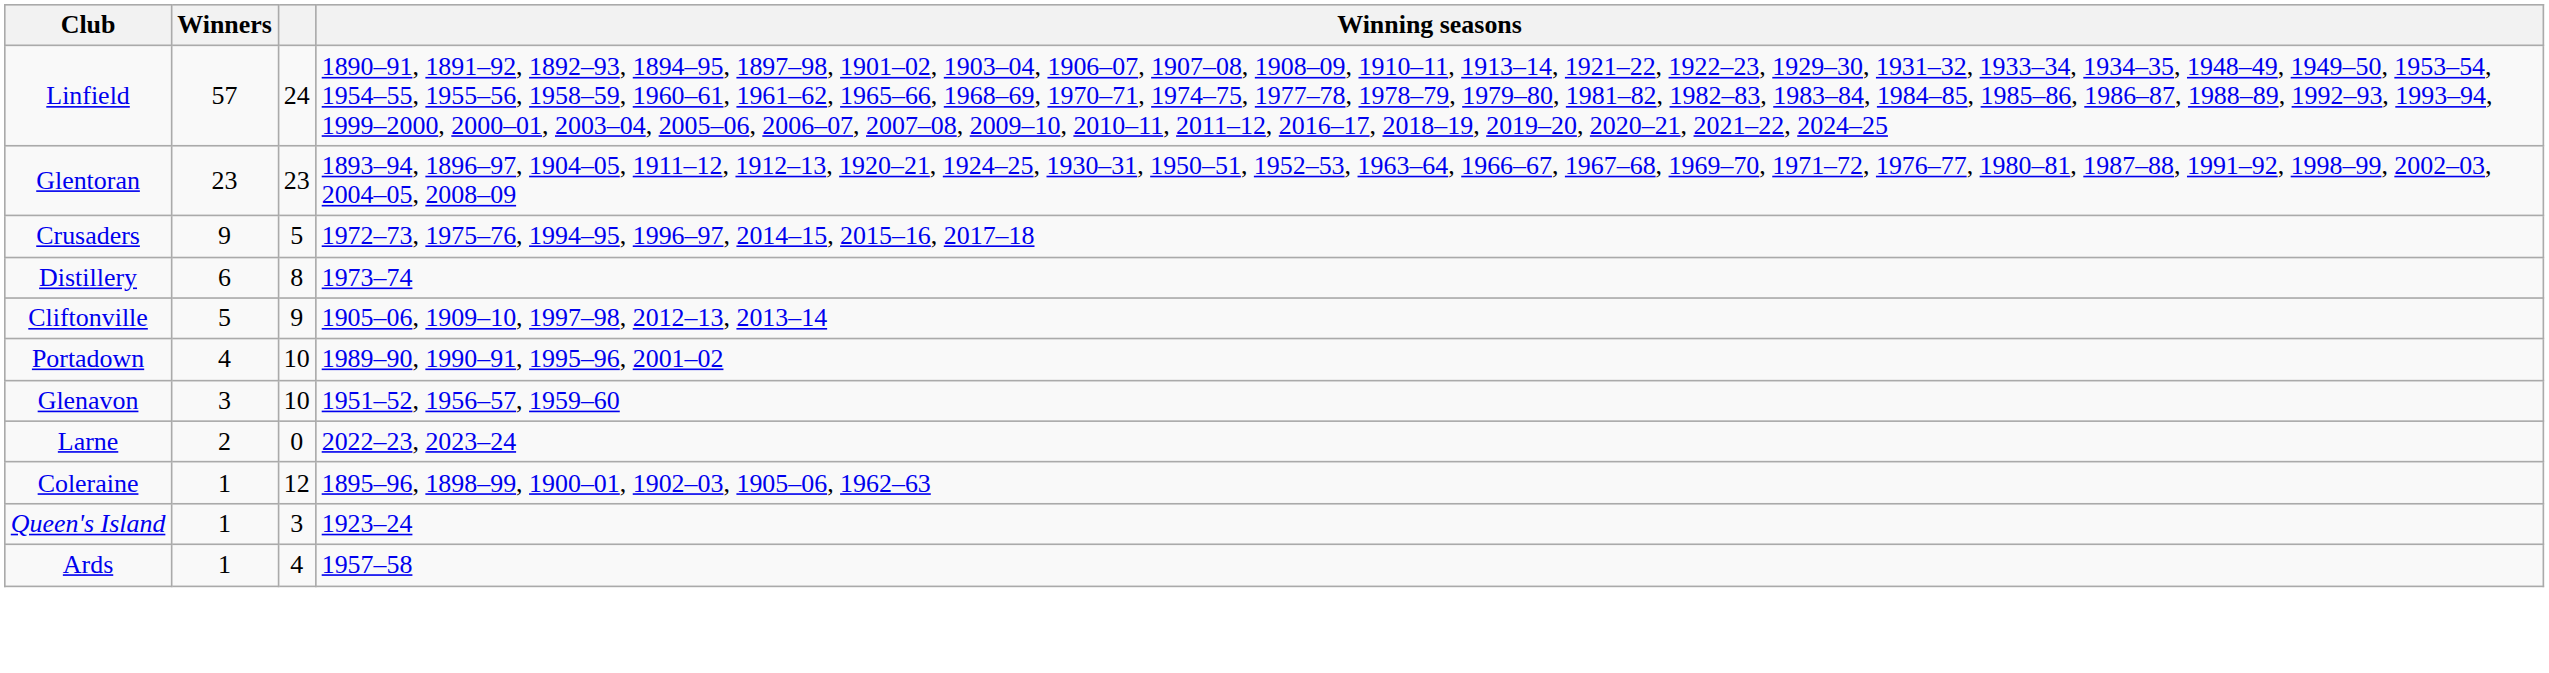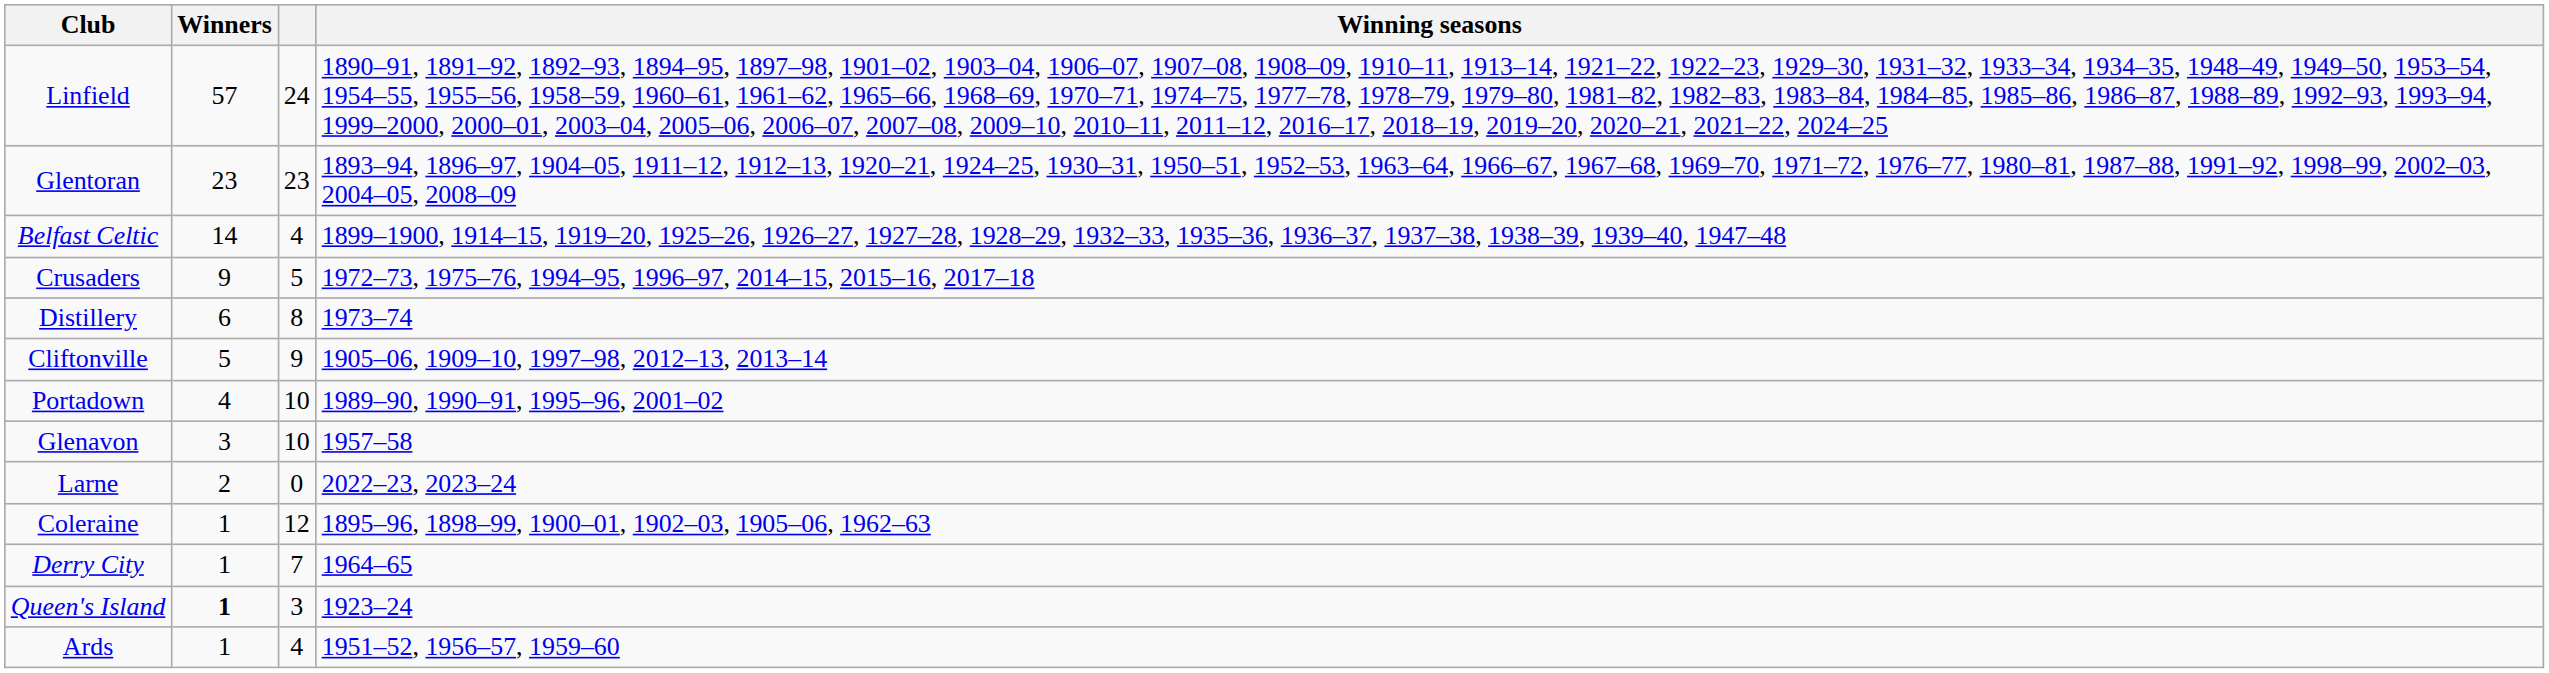+ row: (88, 235)
(471, 400) 1951–52, 1956–57, 1959–60 -> (367, 441) 1957–58
+ row: (88, 564)
(225, 523) normal -> (225, 605) bold
(367, 564) 1957–58 -> (471, 646) 1951–52, 1956–57, 1959–60
